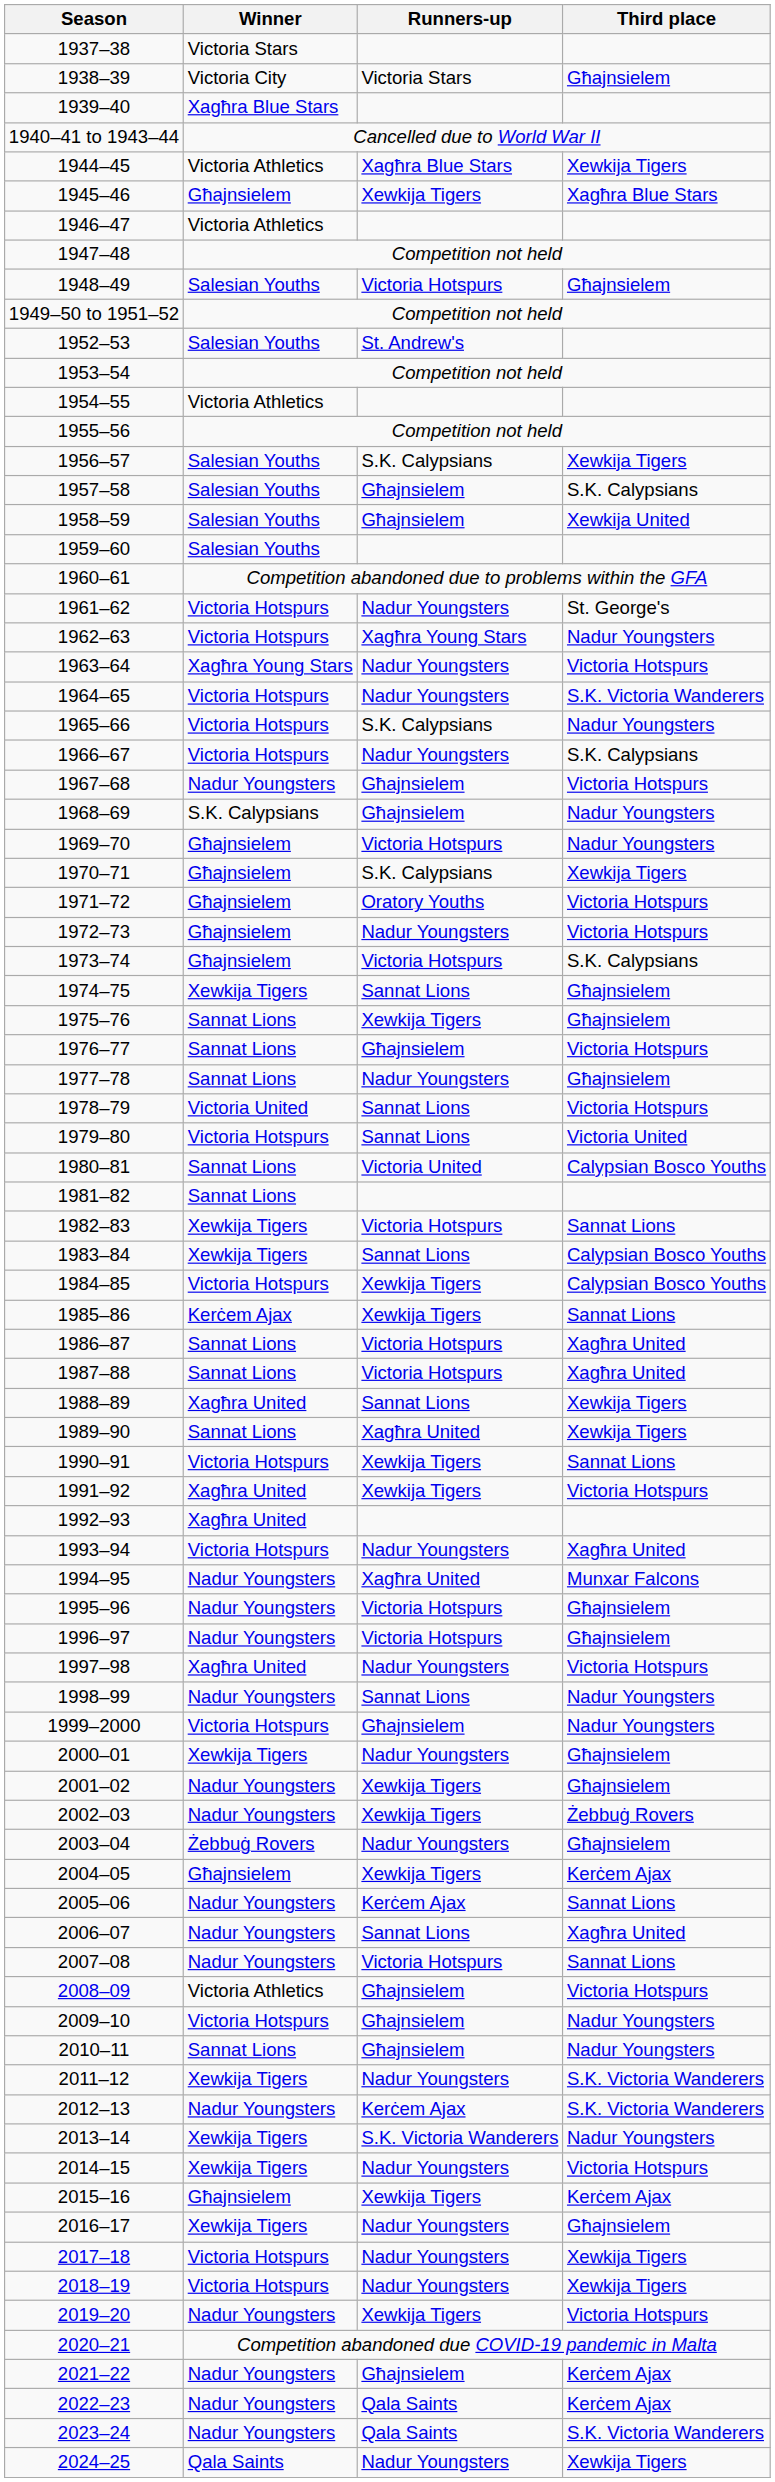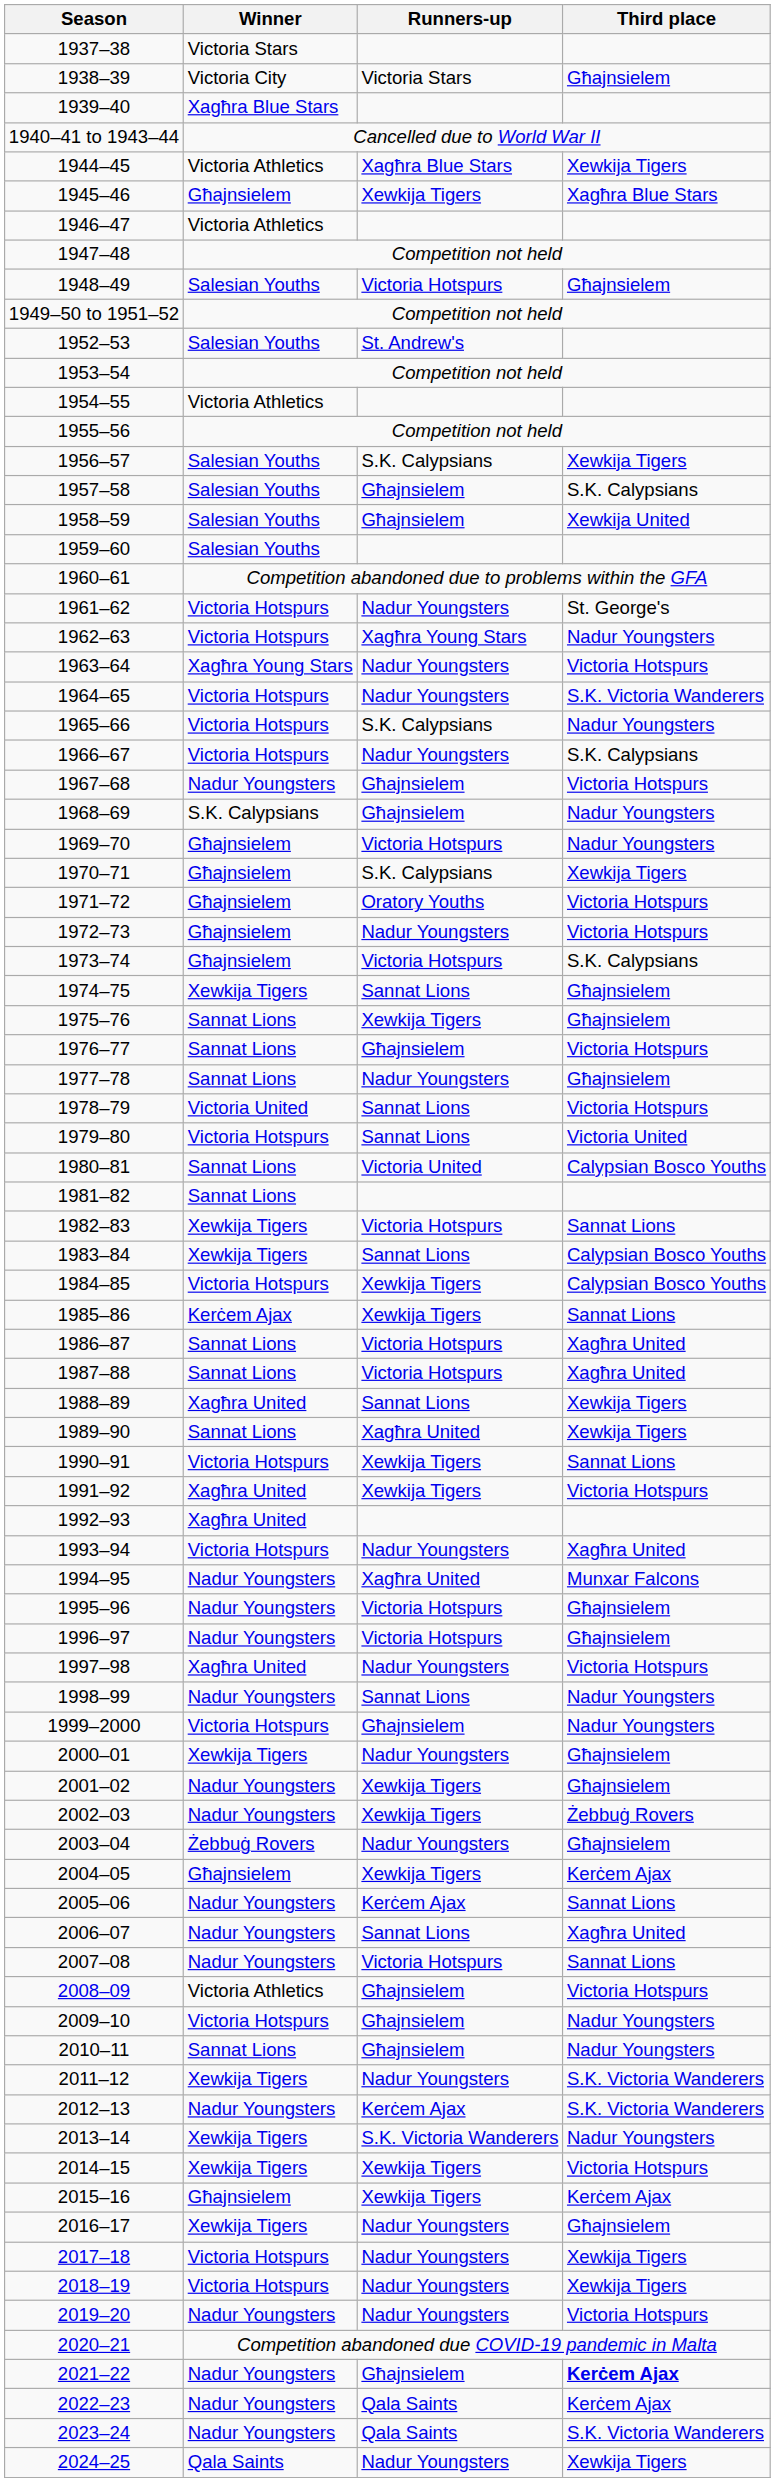(435, 2167) Nadur Youngsters -> (421, 2167) Xewkija Tigers
(421, 2315) Xewkija Tigers -> (435, 2315) Nadur Youngsters
(619, 2374) normal -> (623, 2374) bold
